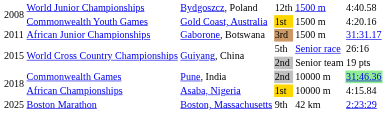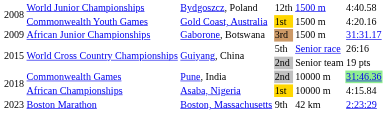(14, 35) 2011 -> (14, 35) 2009
(14, 104) 2025 -> (14, 104) 2023
